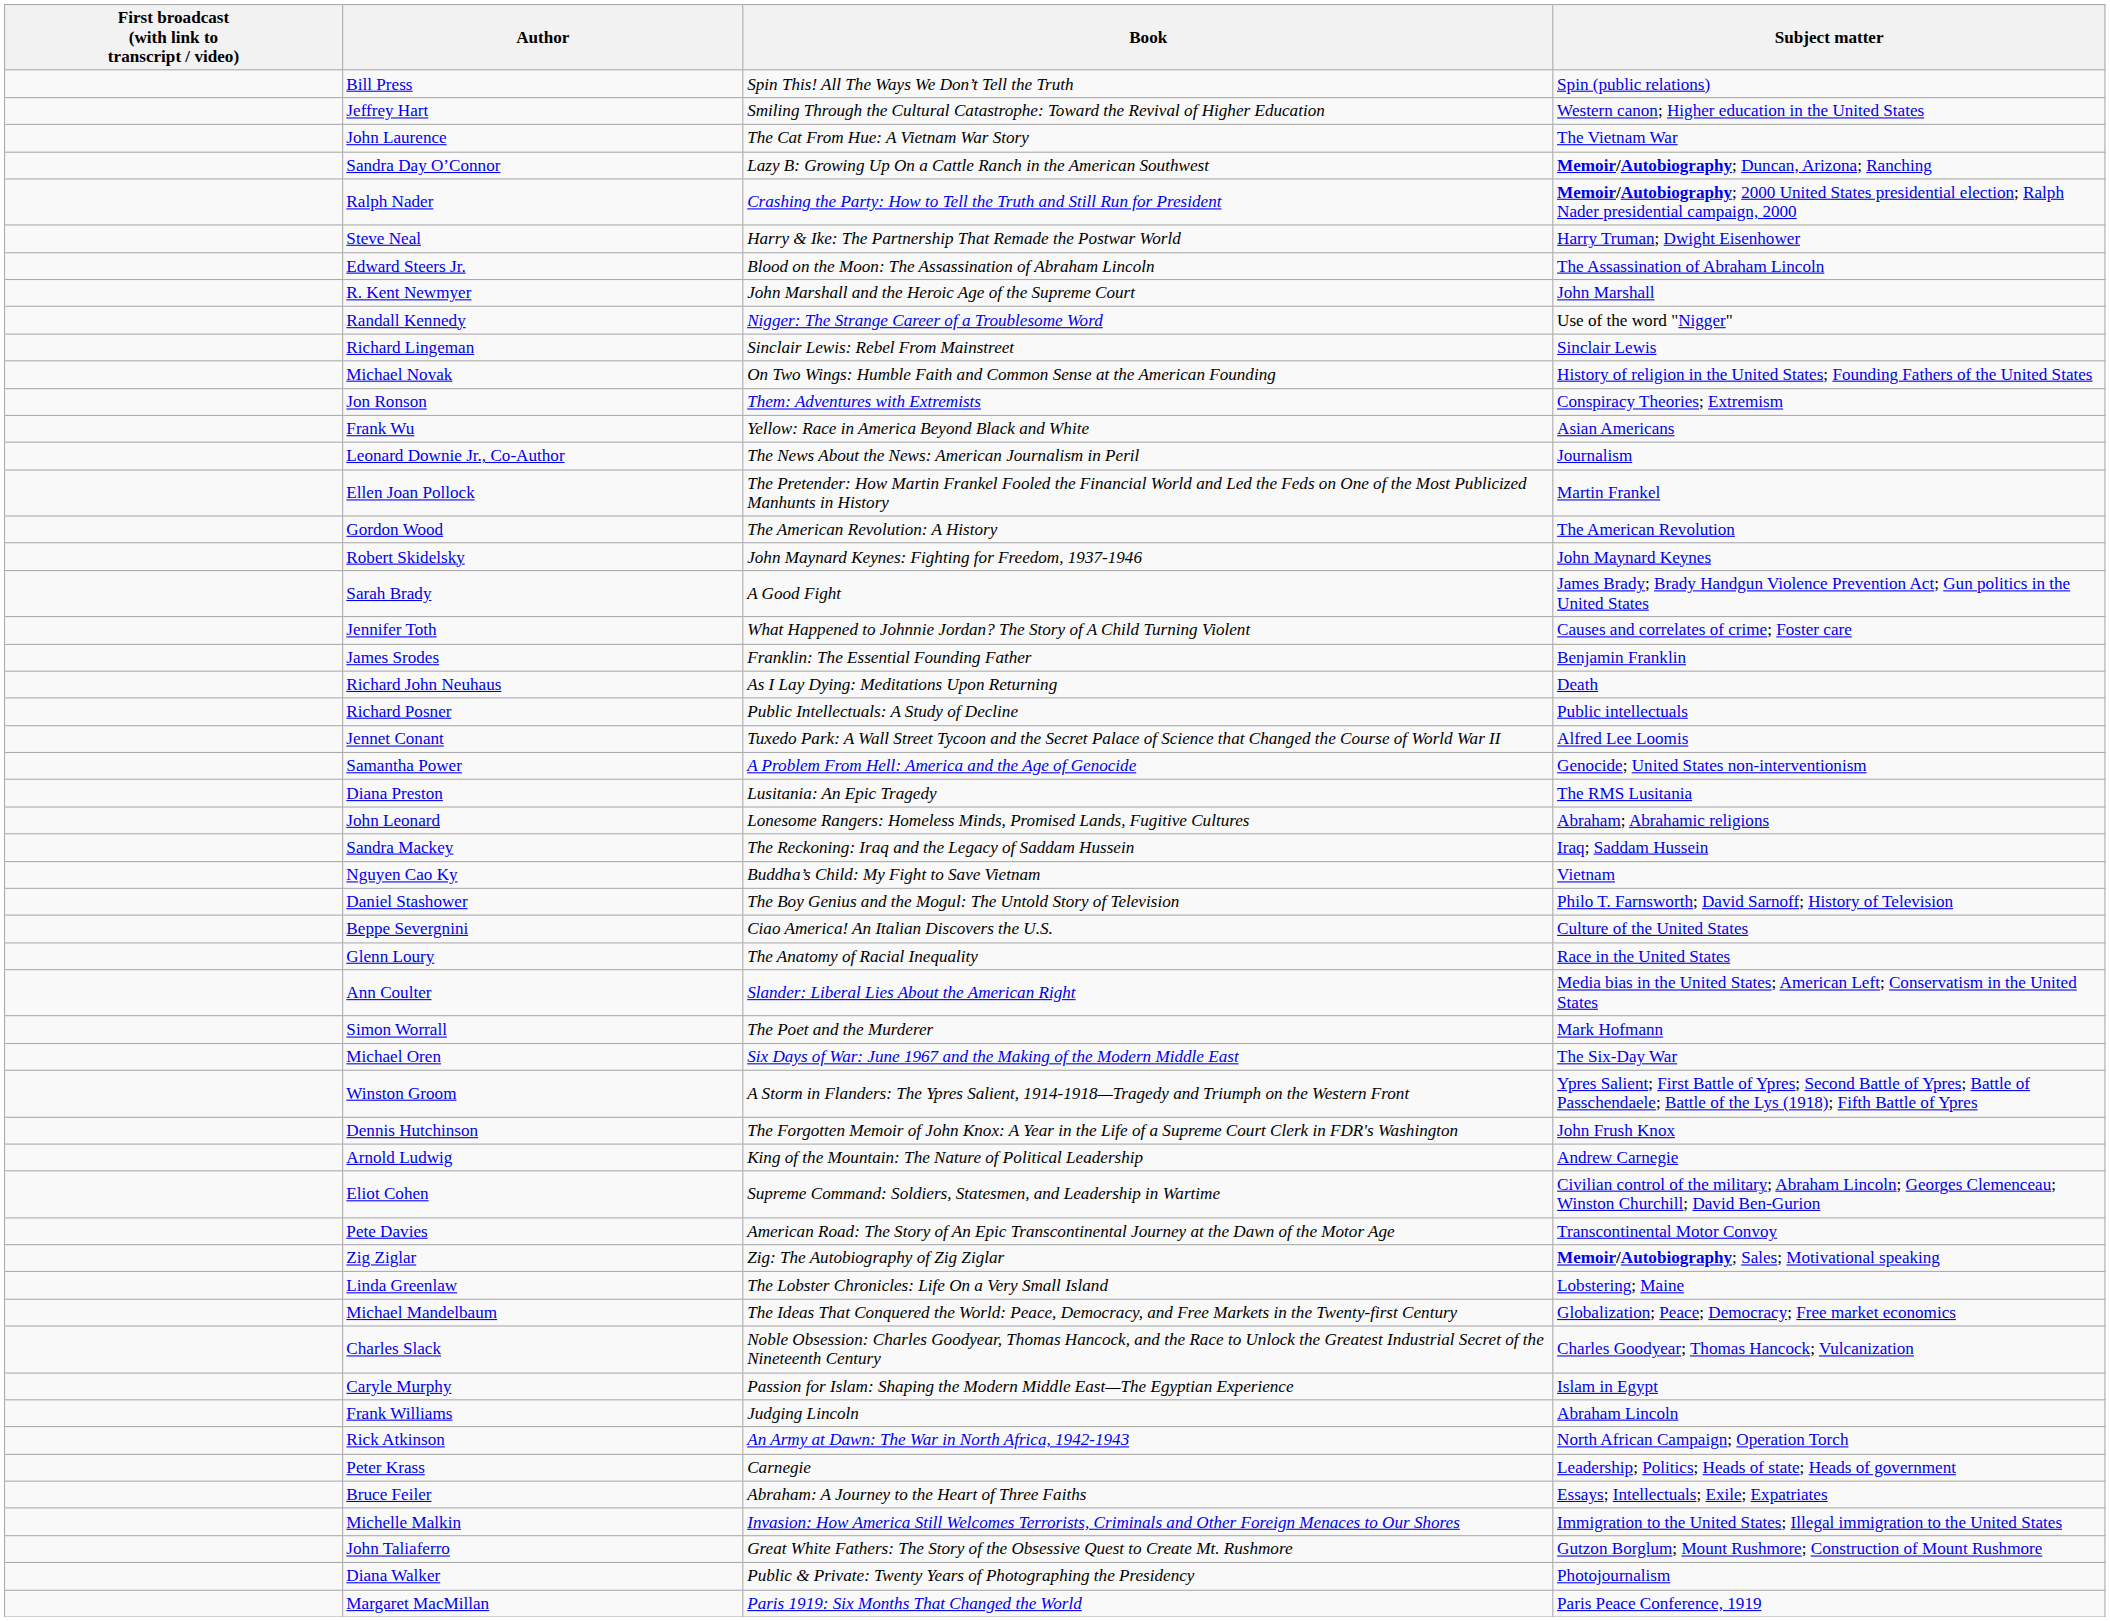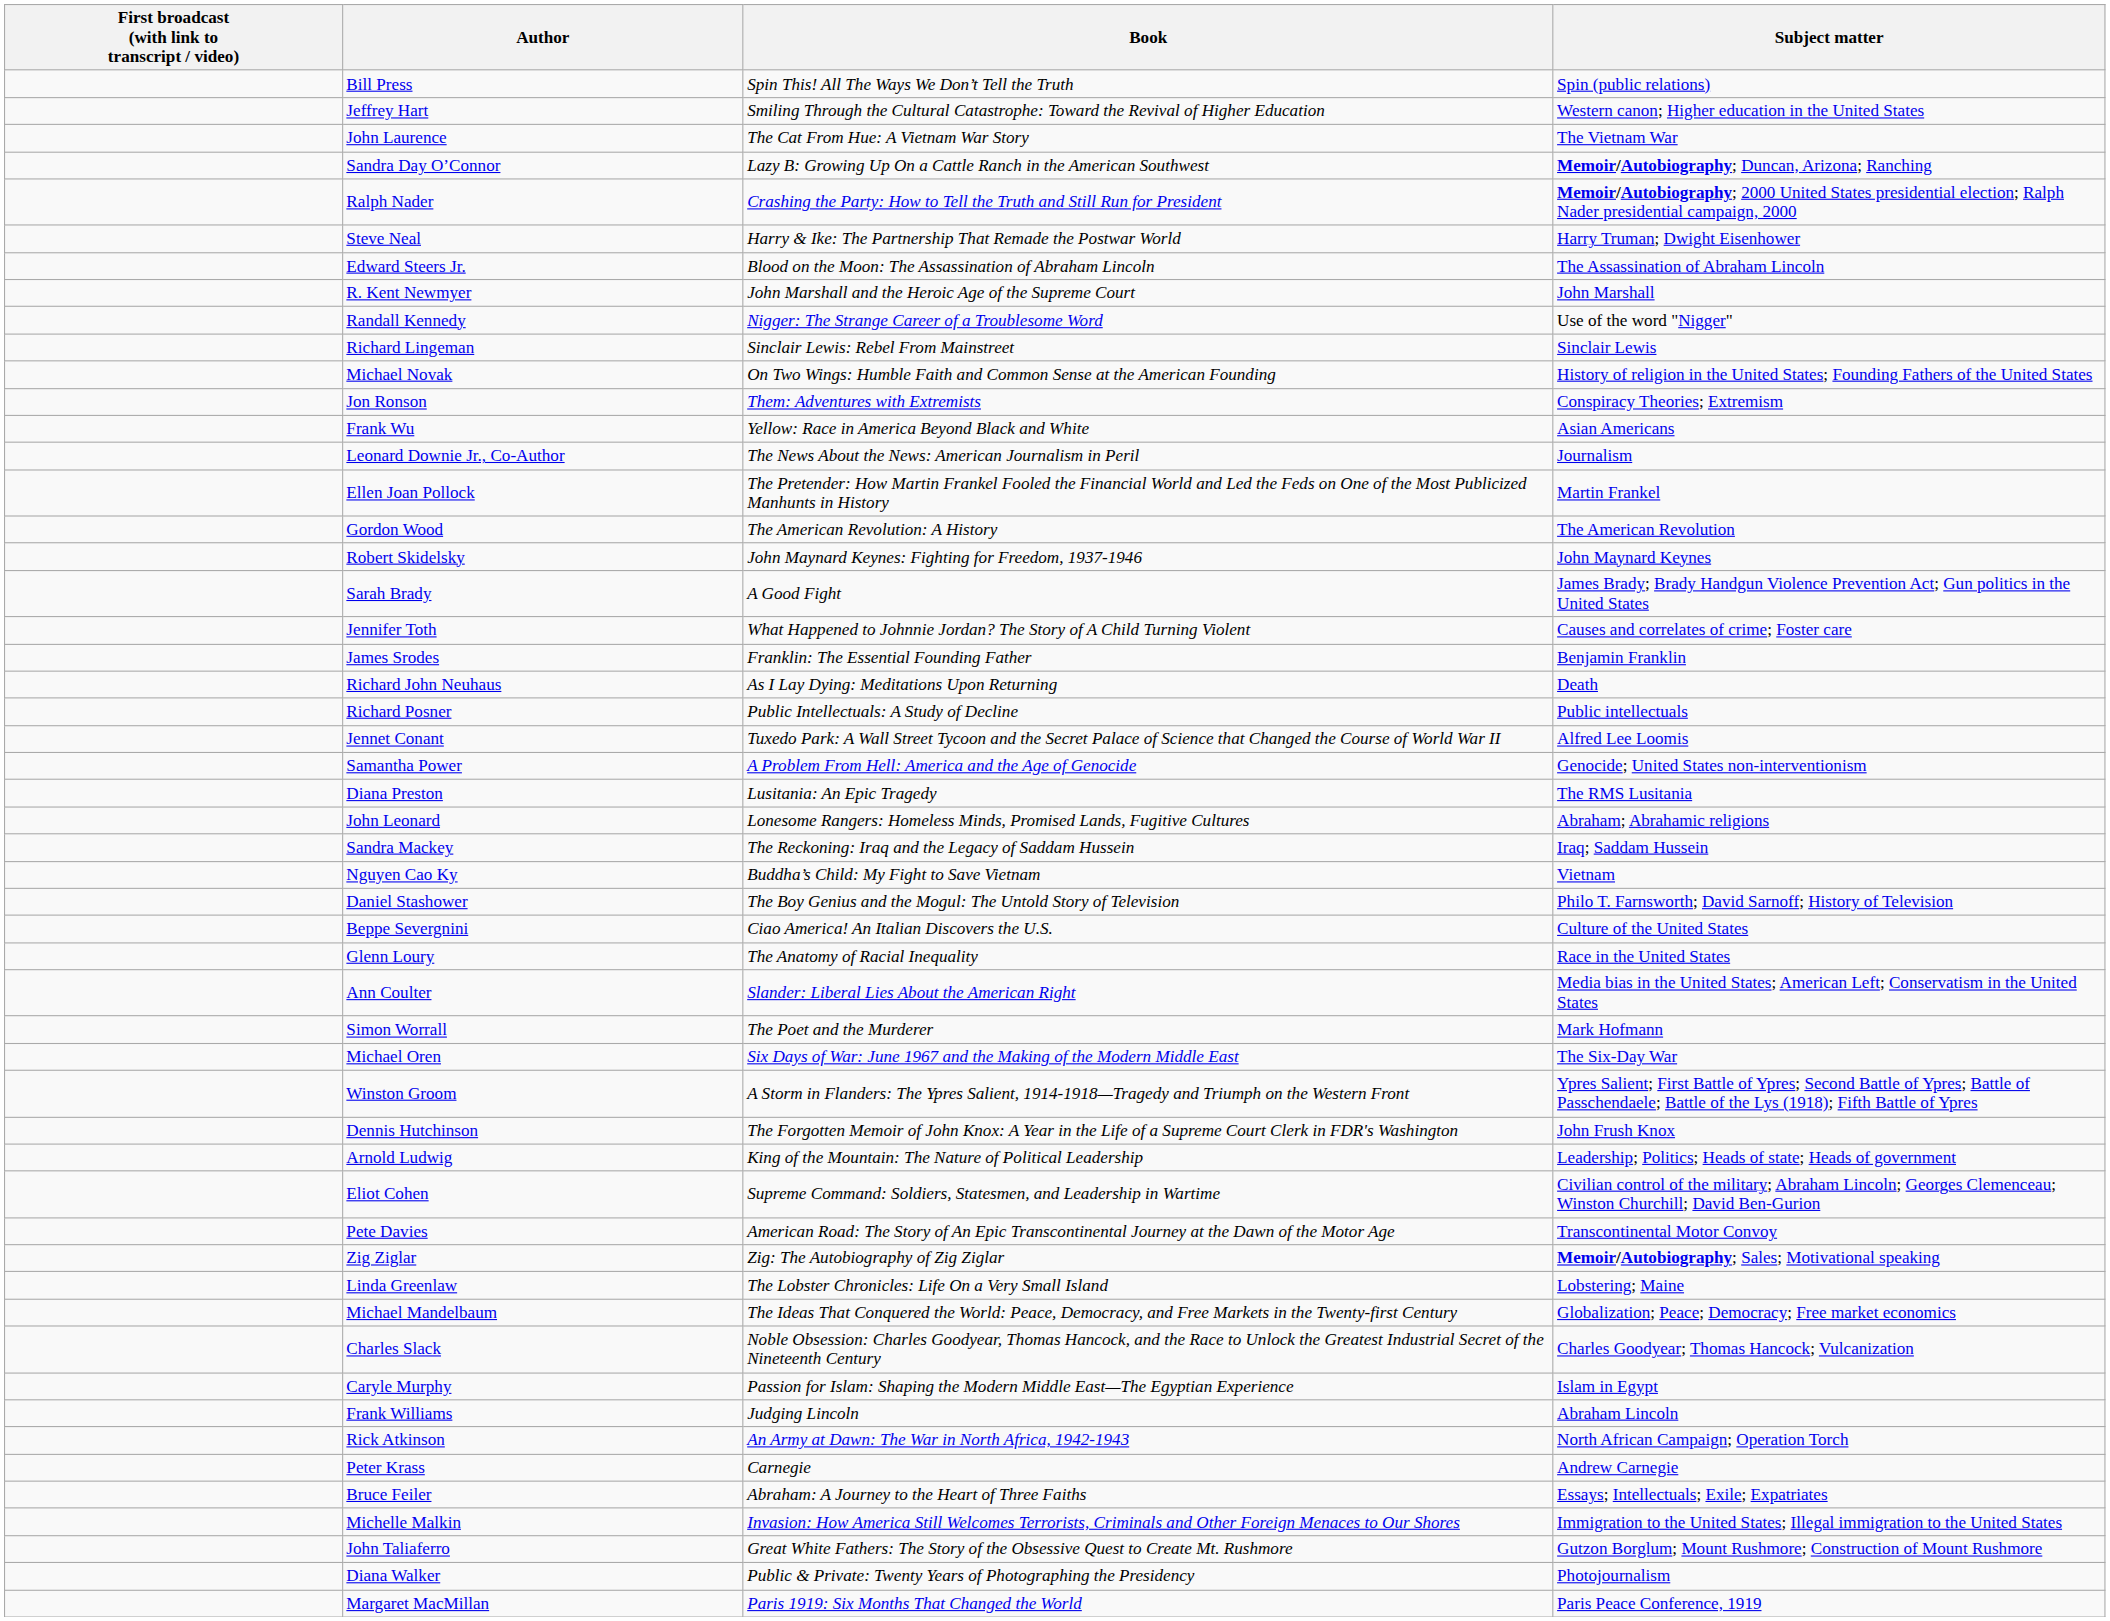(1618, 1157) Andrew Carnegie -> (1757, 1157) Leadership; Politics; Heads of state; Heads of government
(1757, 1467) Leadership; Politics; Heads of state; Heads of government -> (1618, 1467) Andrew Carnegie
